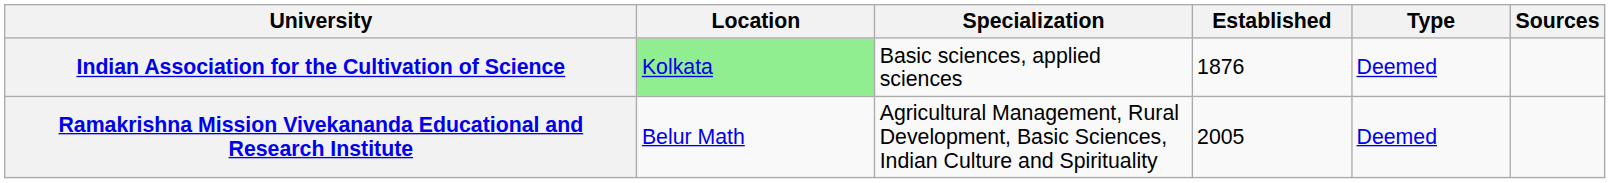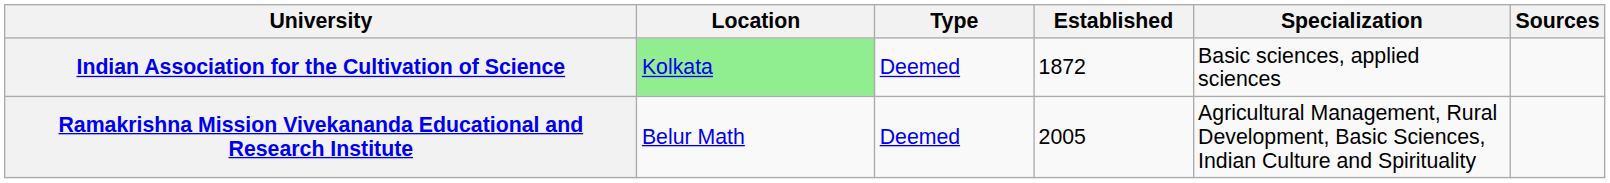columns swapped: (1431, 21) <-> (1033, 21)
(1221, 67) 1876 -> (1062, 67) 1872
